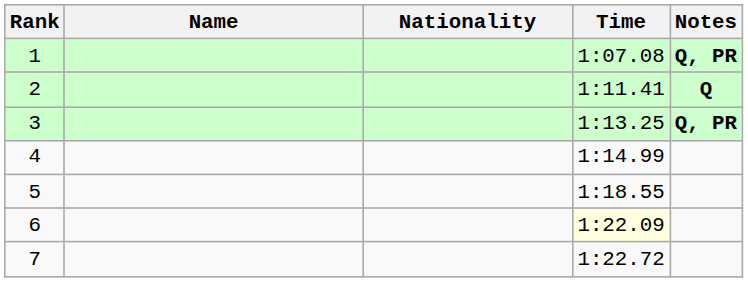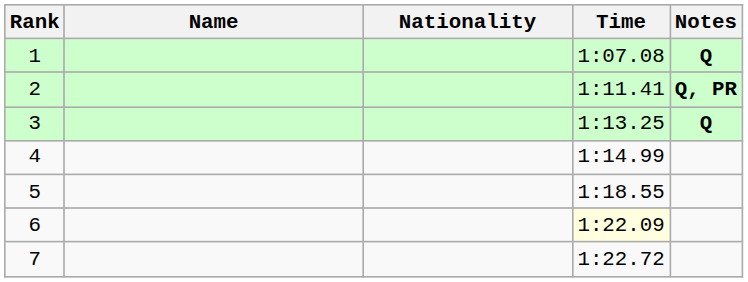(706, 56) Q, PR -> (706, 56) Q
(706, 90) Q -> (706, 90) Q, PR
(706, 123) Q, PR -> (706, 123) Q
